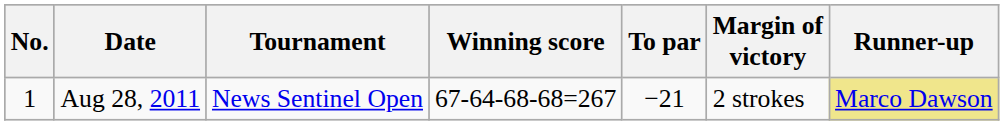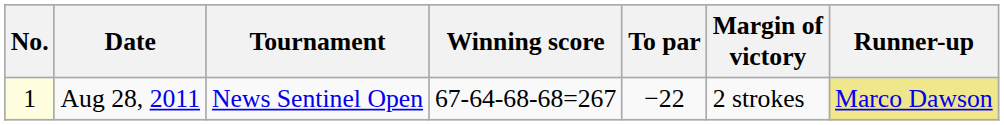(30, 98) no background -> (30, 98) lightyellow background
(664, 98) −21 -> (664, 98) −22
